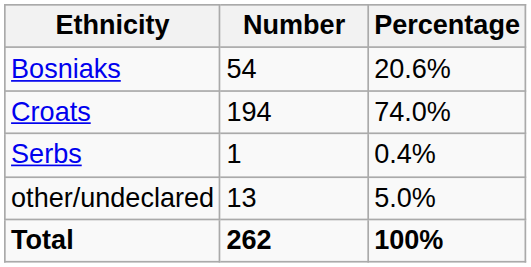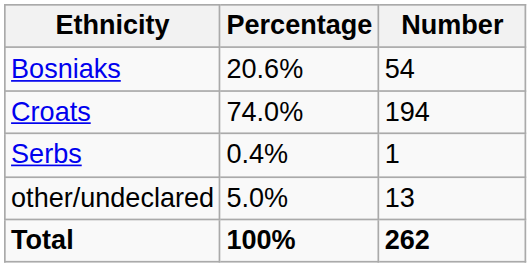columns swapped: (294, 25) <-> (447, 25)
